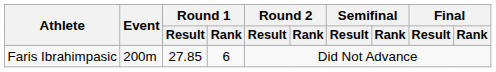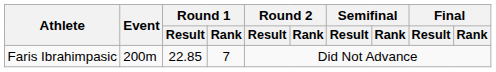(185, 57) 27.85 -> (185, 57) 22.85
(226, 57) 6 -> (226, 57) 7
